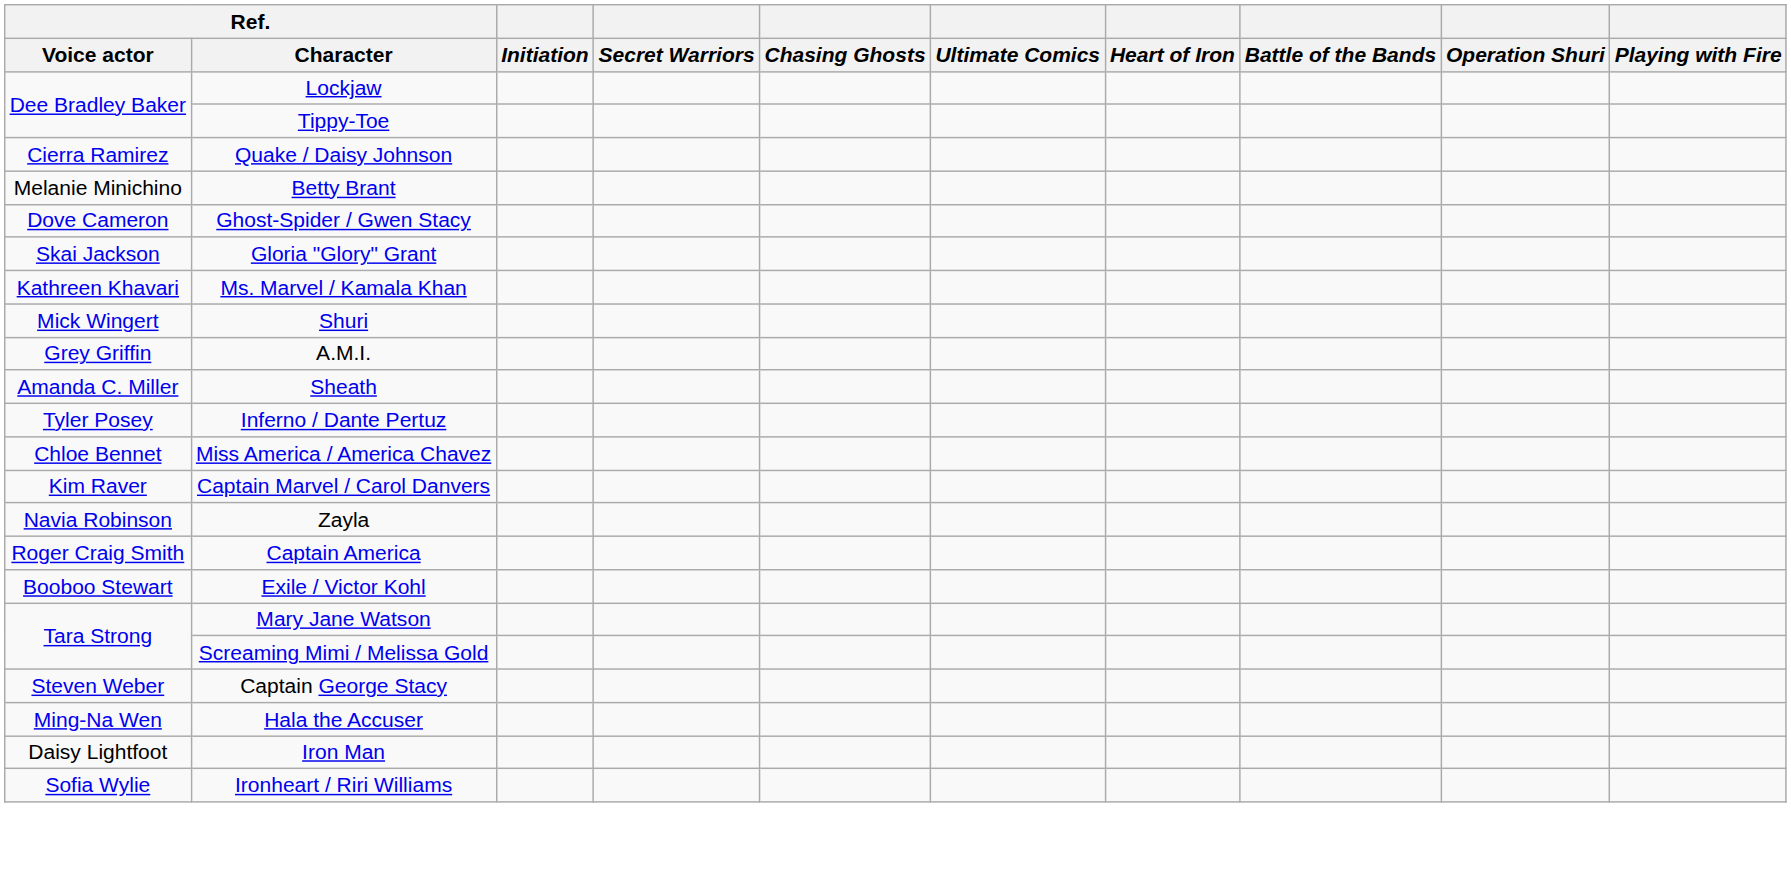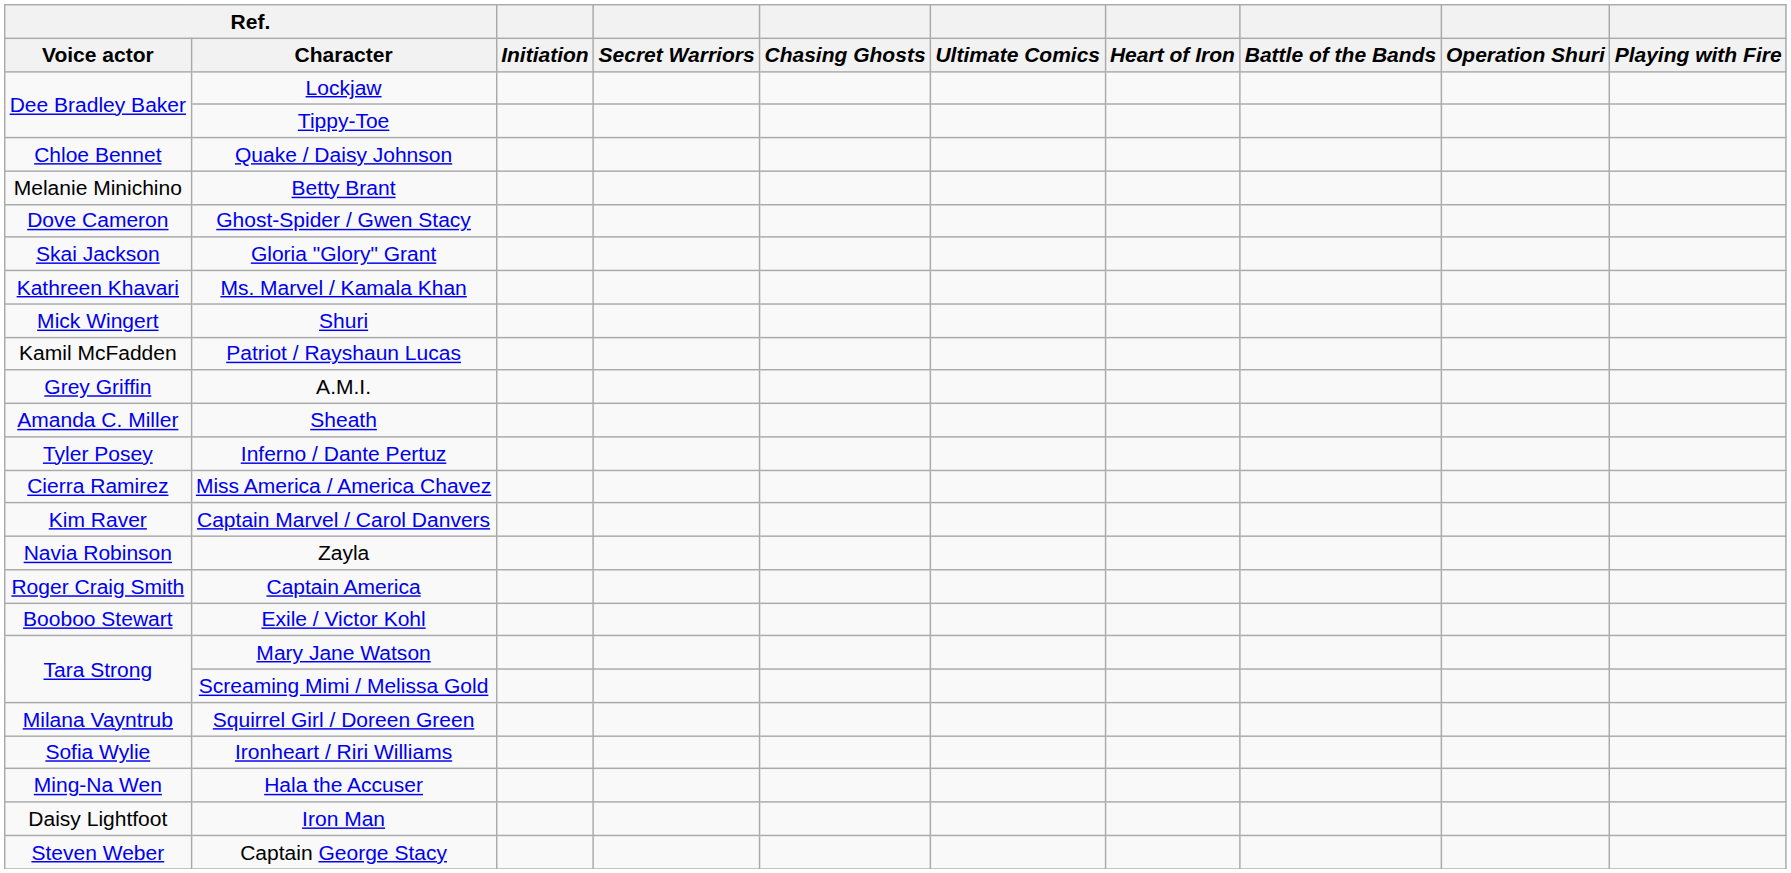(98, 155) Cierra Ramirez -> (98, 155) Chloe Bennet
+ row: (344, 354)
(98, 454) Chloe Bennet -> (98, 487) Cierra Ramirez
+ row: (344, 719)
rows swapped: (344, 686) <-> (344, 786)
